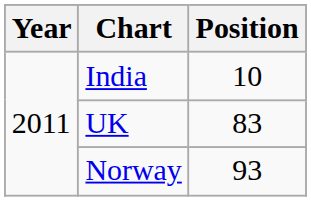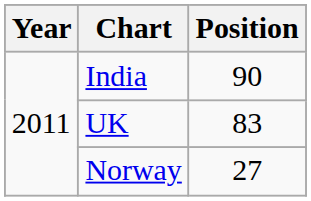(247, 75) 10 -> (247, 75) 90
(247, 170) 93 -> (247, 170) 27
